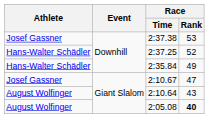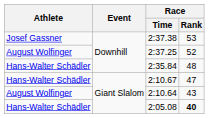(48, 52) Hans-Walter Schädler -> (39, 52) August Wolfinger
(191, 66) 49 -> (191, 66) 48
(34, 80) Josef Gassner -> (48, 80) Hans-Walter Schädler
(39, 107) August Wolfinger -> (48, 107) Hans-Walter Schädler
